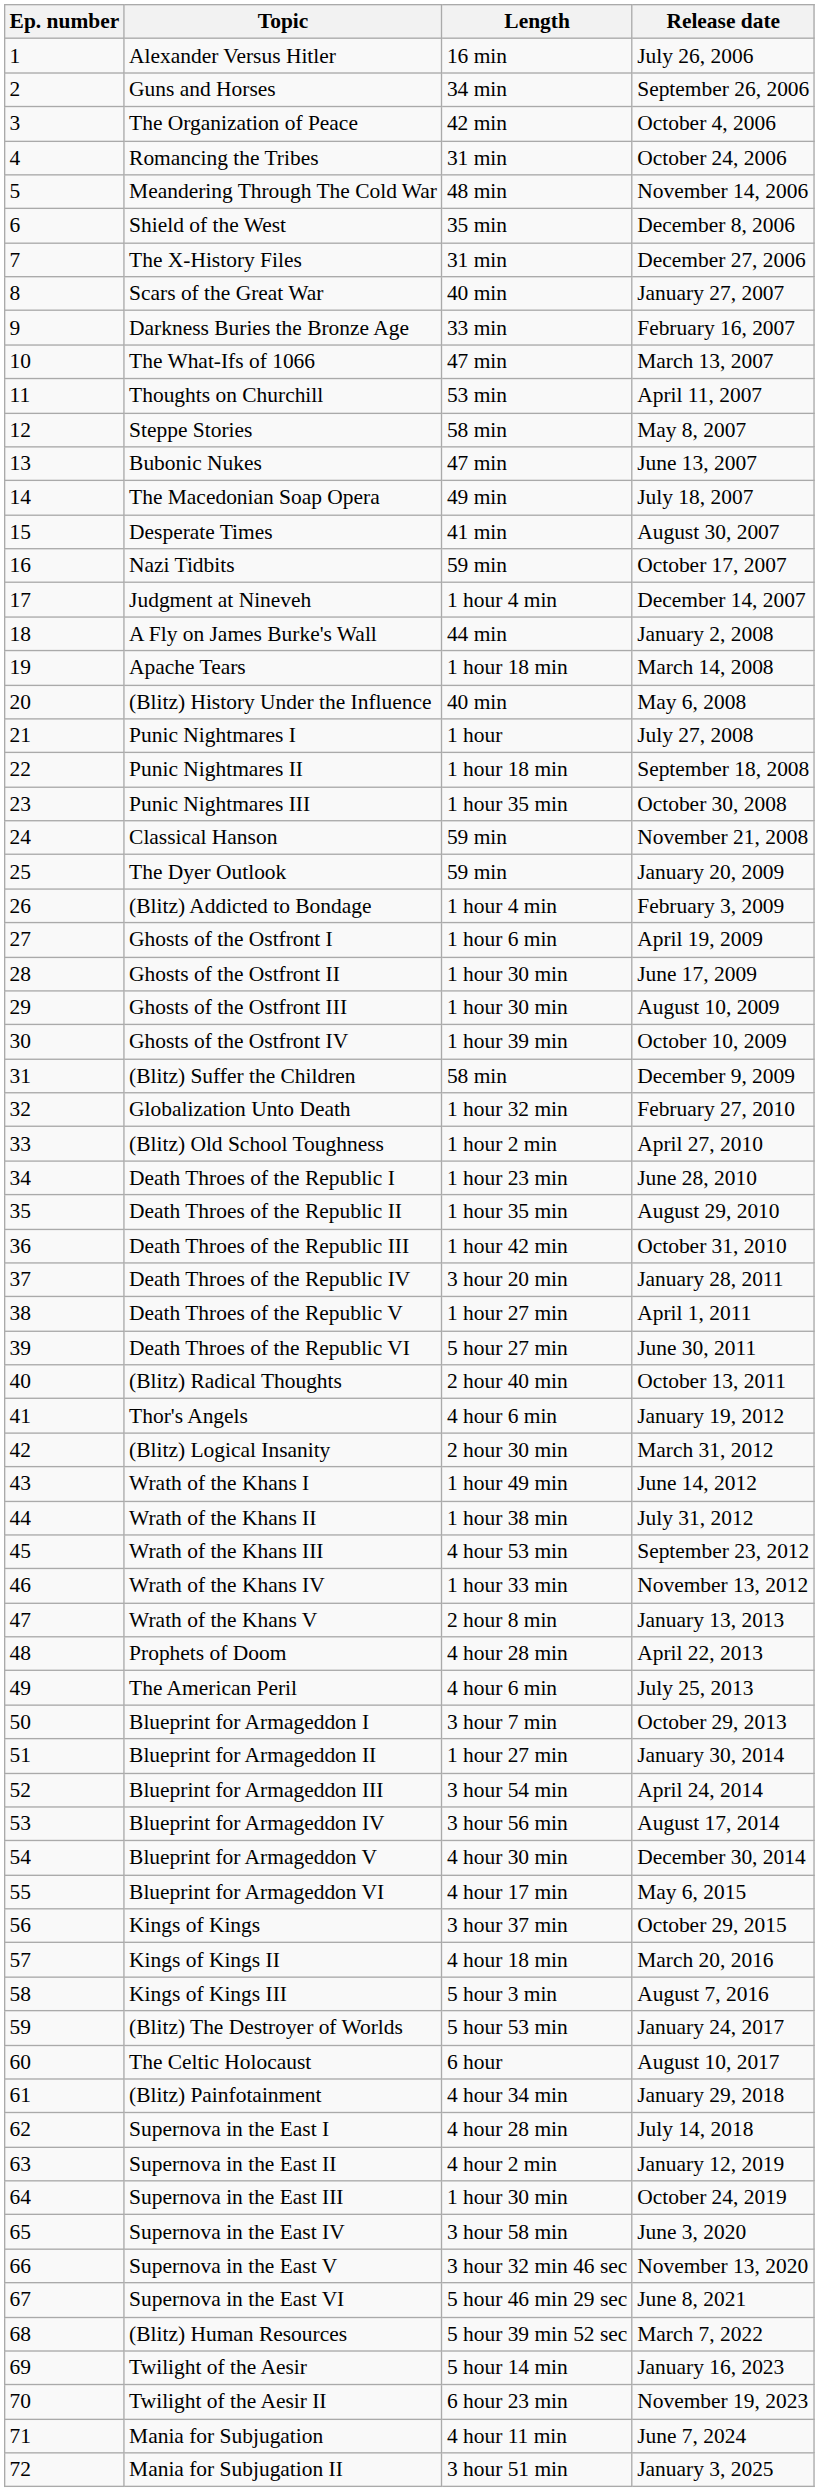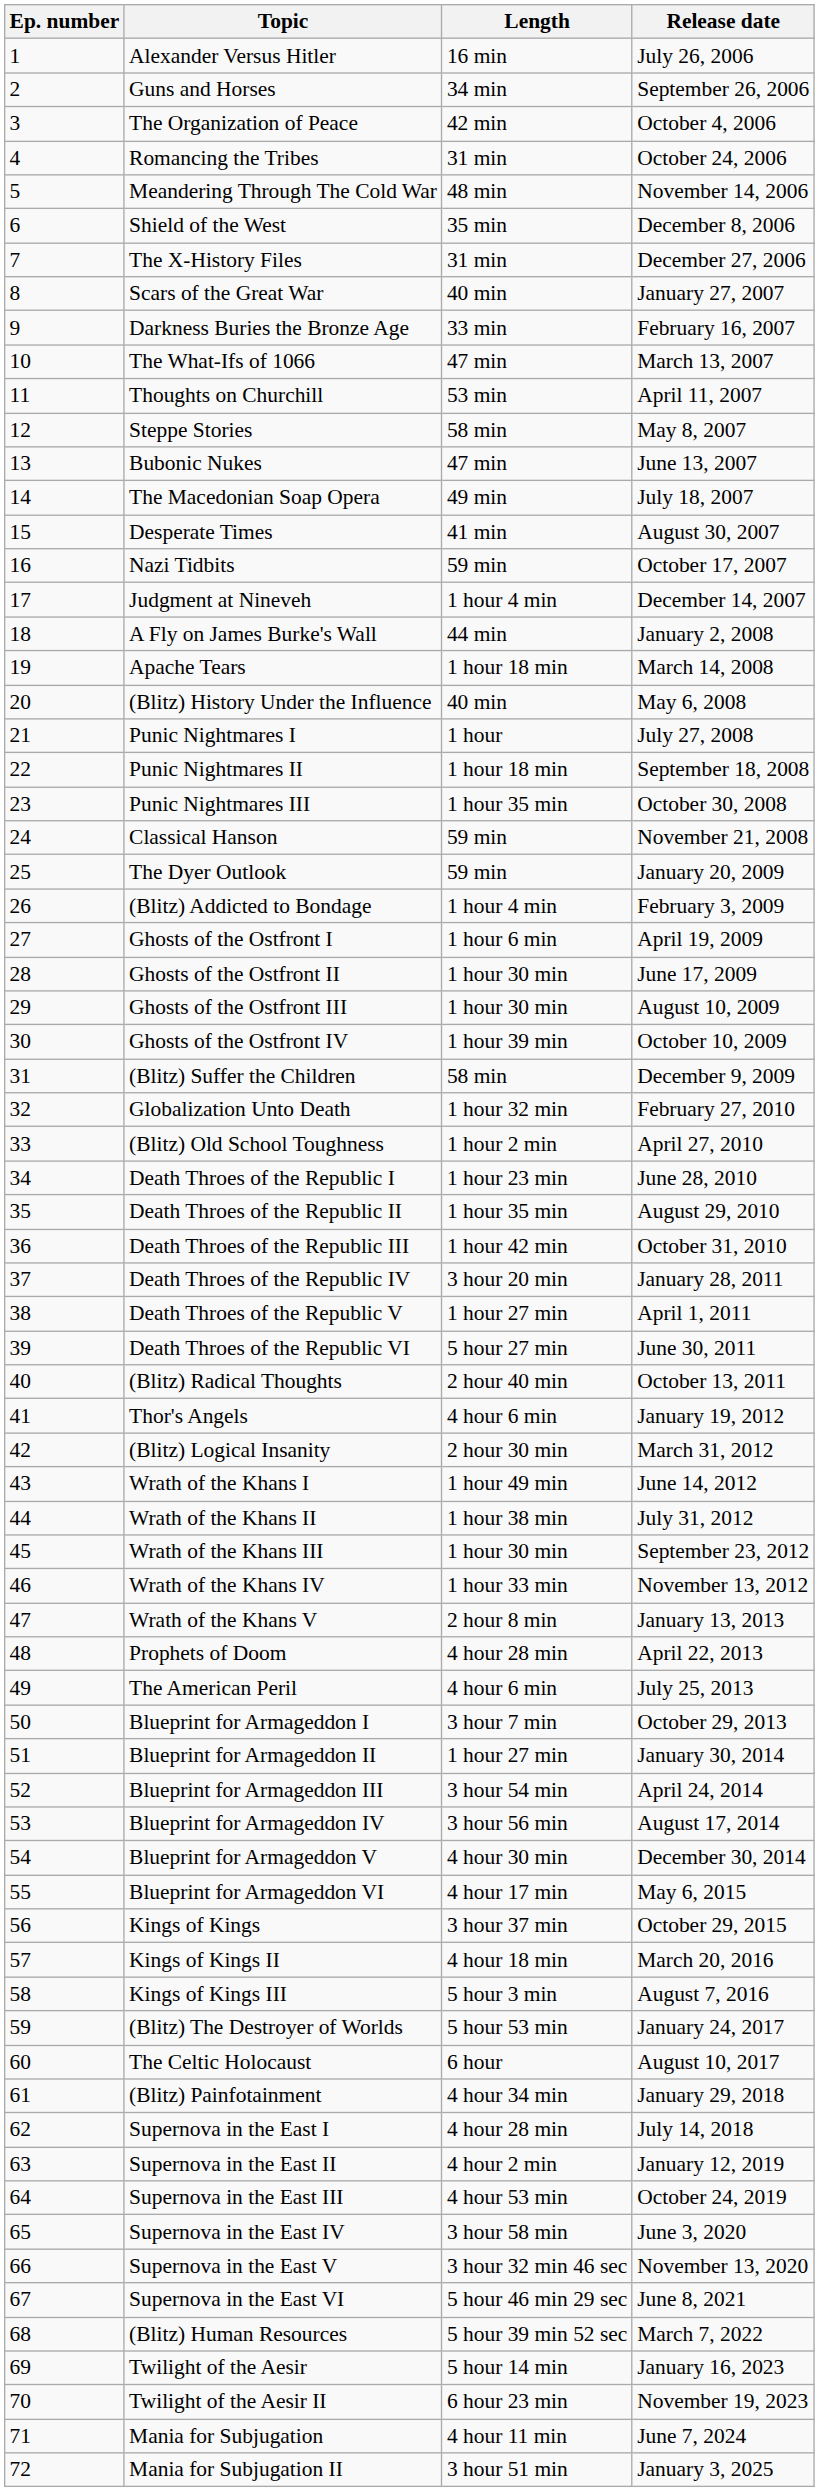(507, 1551) 4 hour 53 min -> (507, 1551) 1 hour 30 min
(507, 2197) 1 hour 30 min -> (507, 2197) 4 hour 53 min
